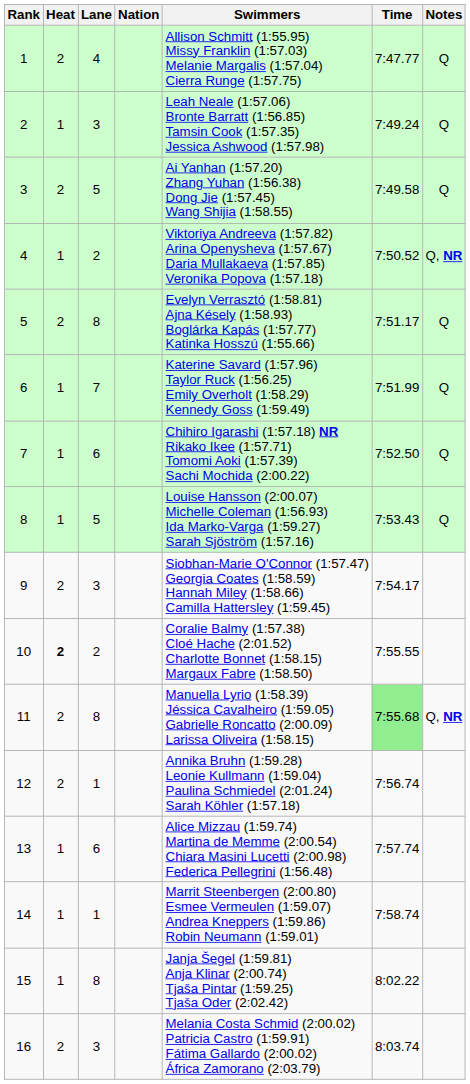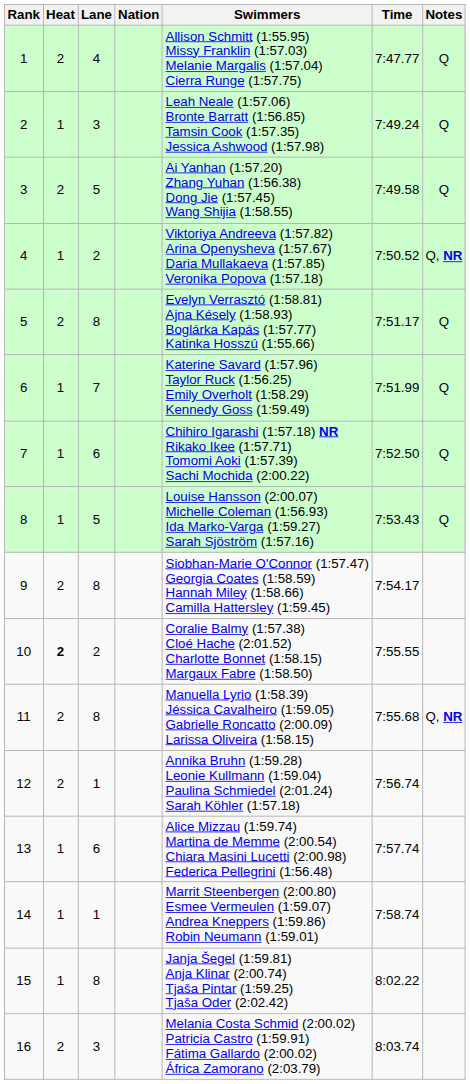(96, 585) 3 -> (96, 585) 8
(397, 717) lightgreen background -> (397, 717) no background
